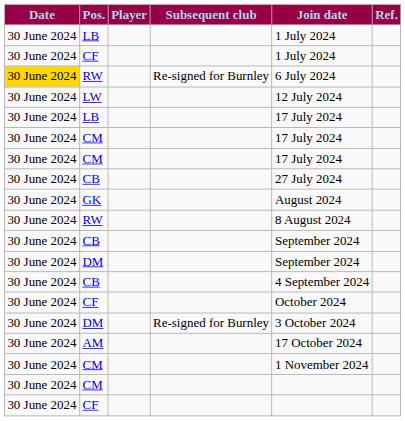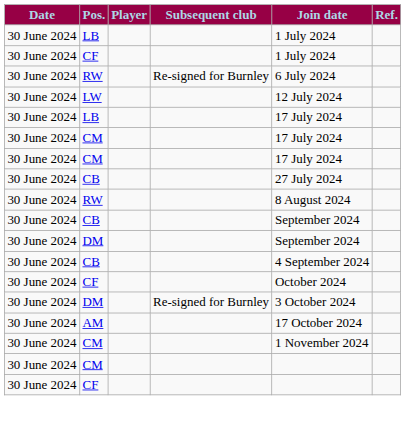(42, 76) gold background -> (42, 76) no background
- row: (92, 199)
